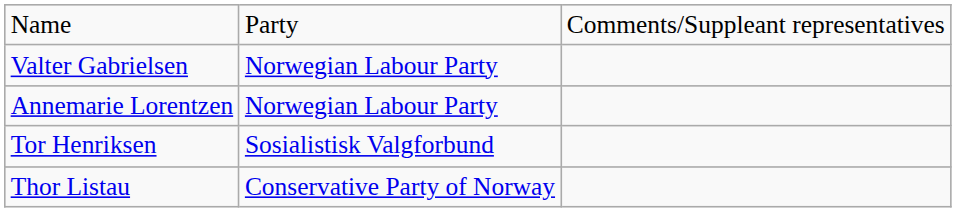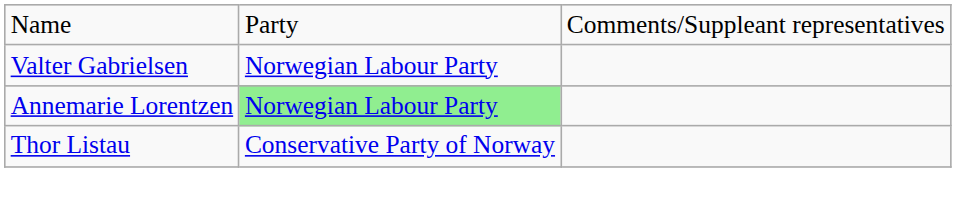(371, 105) no background -> (371, 105) lightgreen background
- row: (84, 145)
